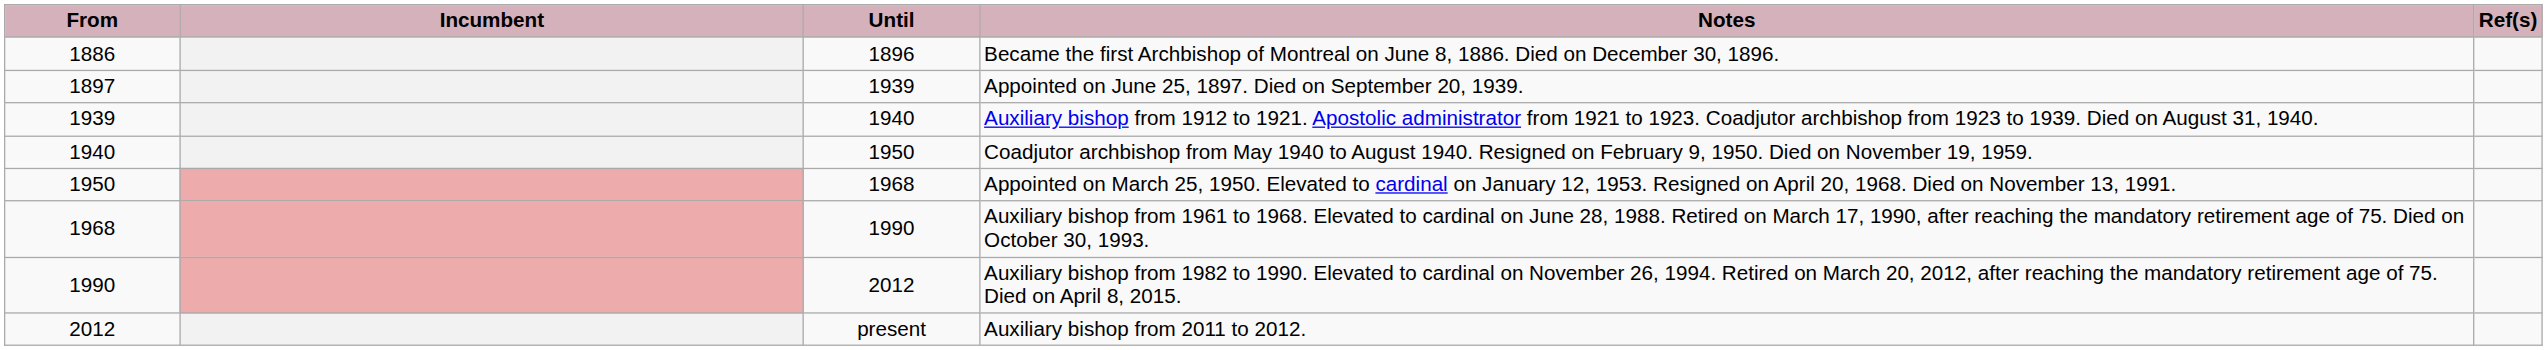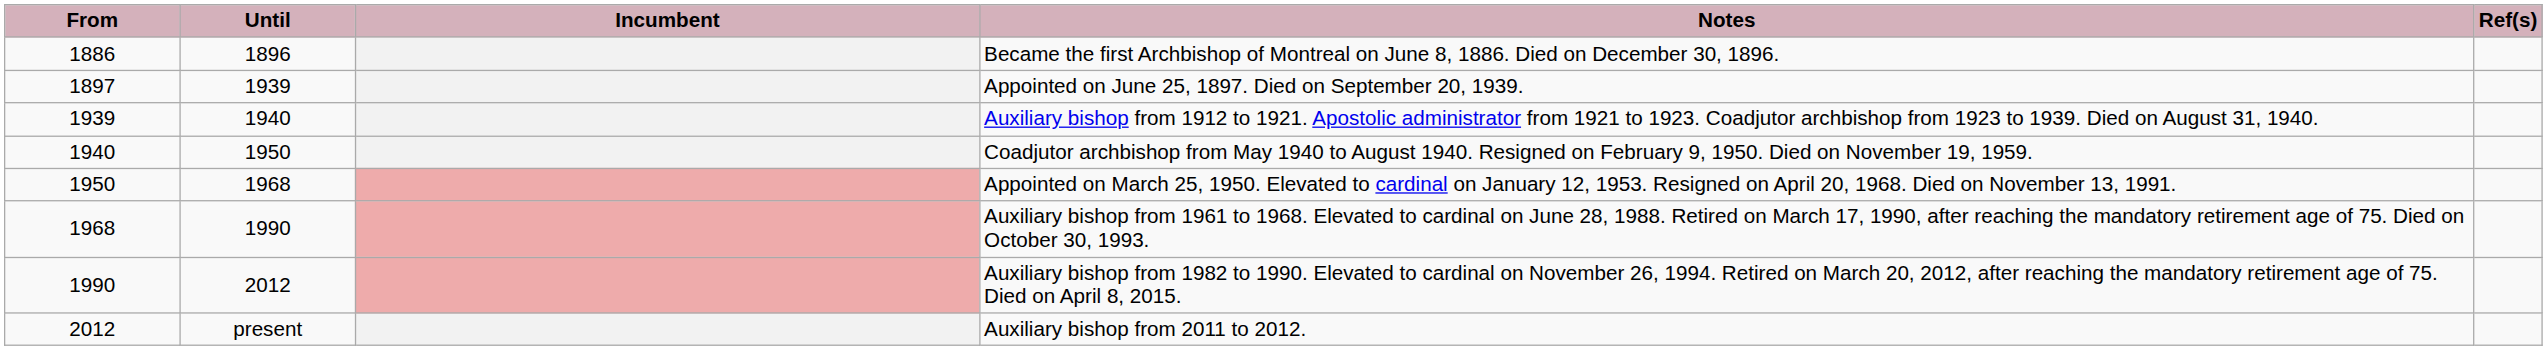columns swapped: (892, 20) <-> (492, 20)
